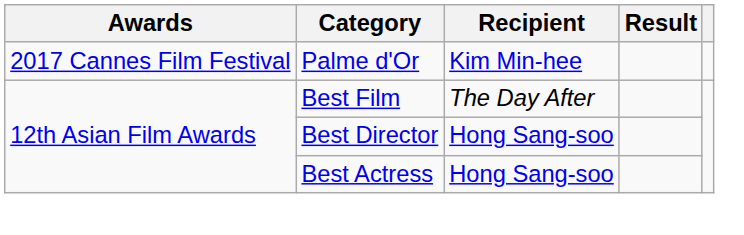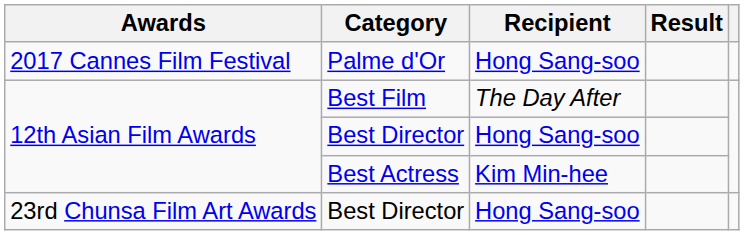(516, 60) Kim Min-hee -> (557, 60) Hong Sang-soo
(532, 173) Hong Sang-soo -> (542, 173) Kim Min-hee
+ row: (163, 211)
